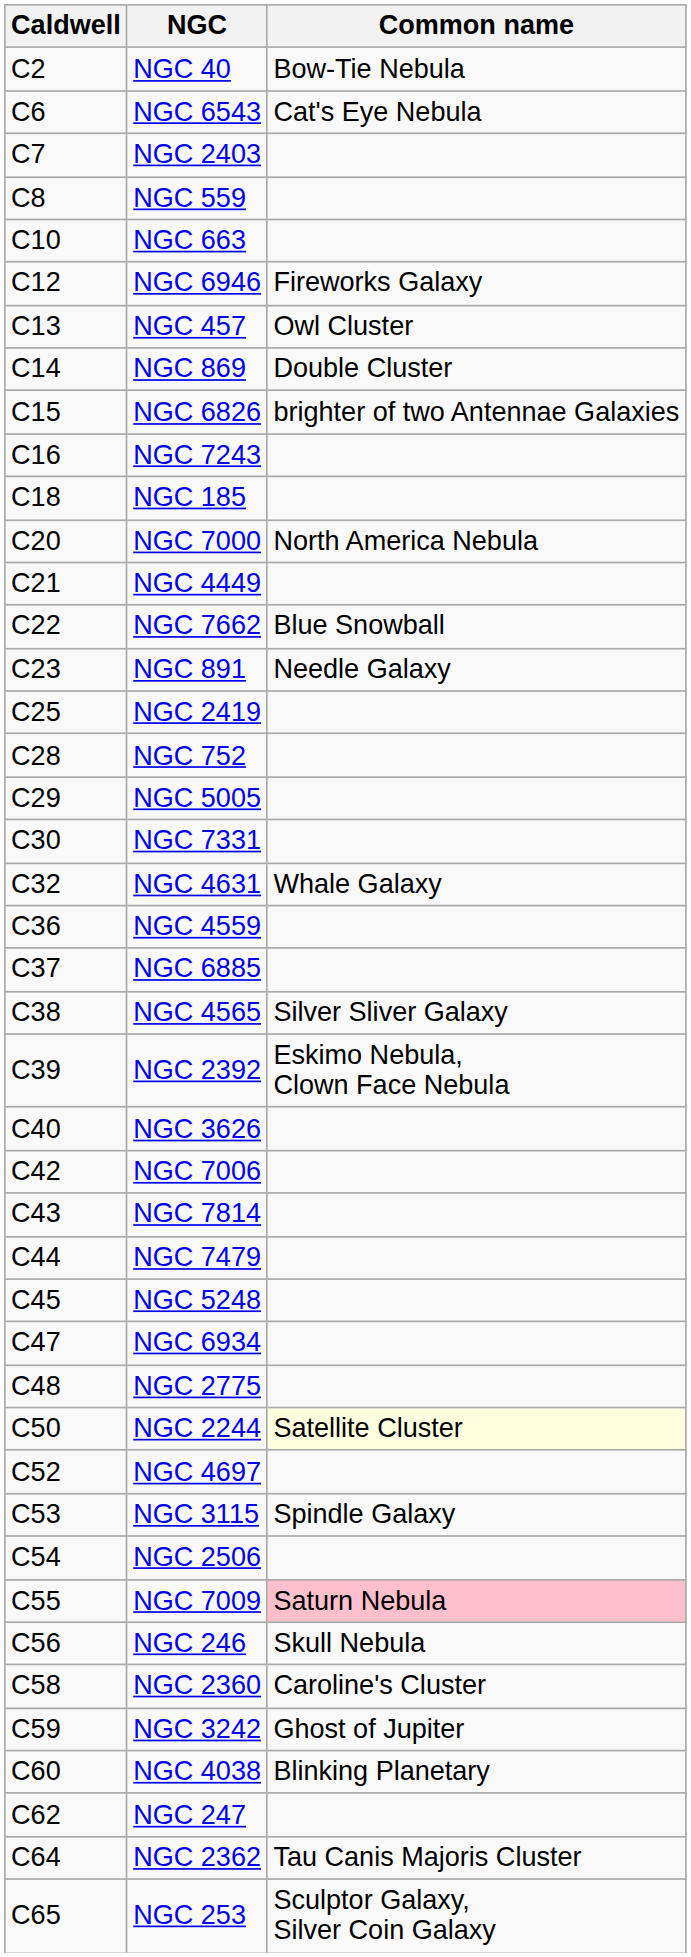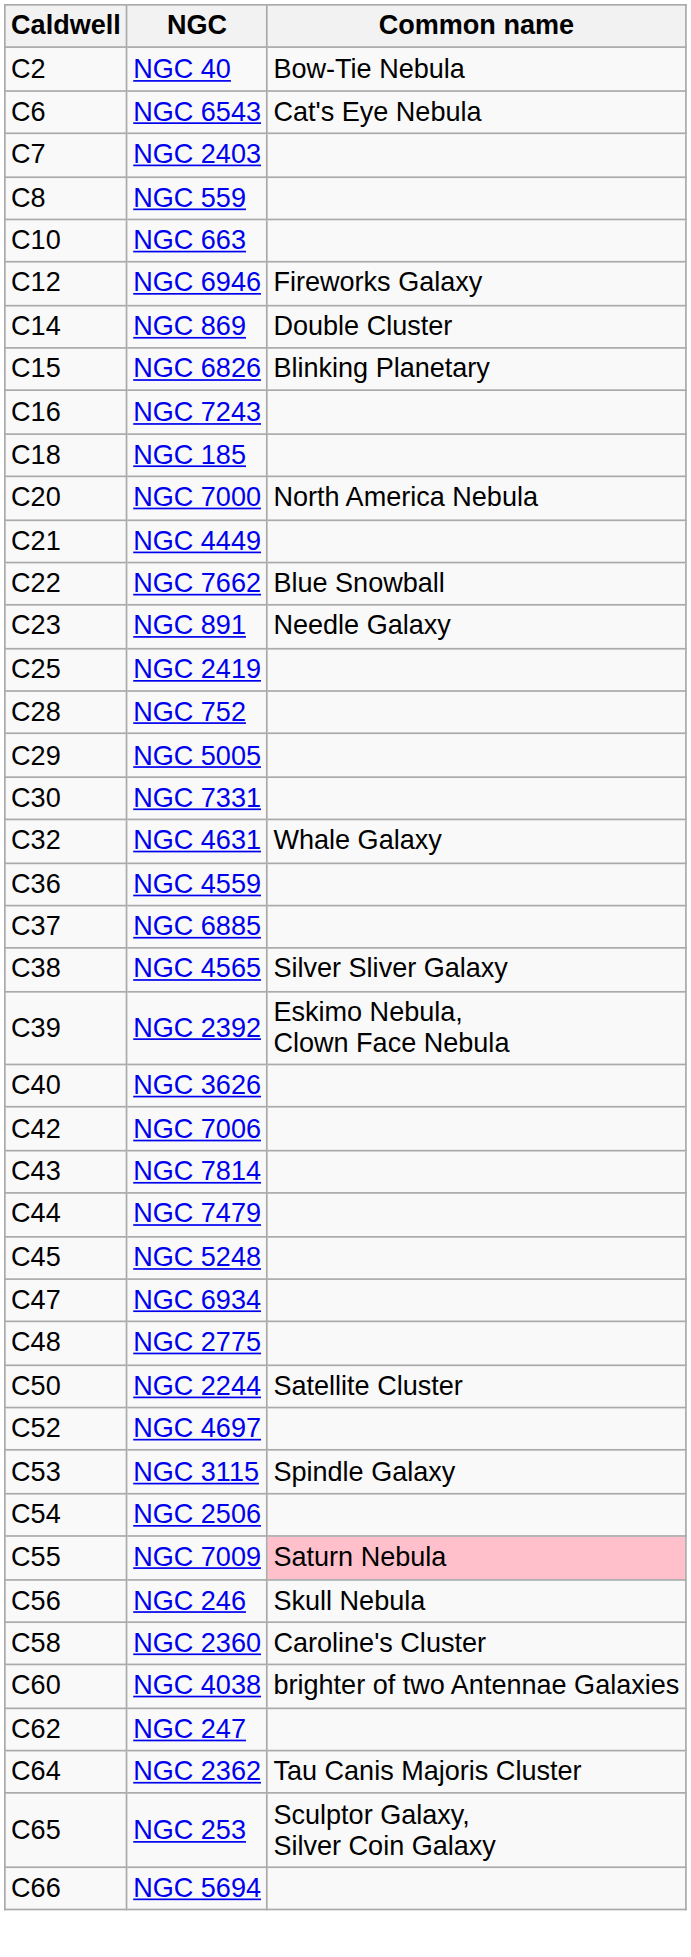- row: (190, 326)
(476, 411) brighter of two Antennae Galaxies -> (382, 369) Blinking Planetary
(368, 1428) lightyellow background -> (368, 1385) no background
- row: (197, 1728)
(382, 1771) Blinking Planetary -> (476, 1685) brighter of two Antennae Galaxies
+ row: (197, 1887)
